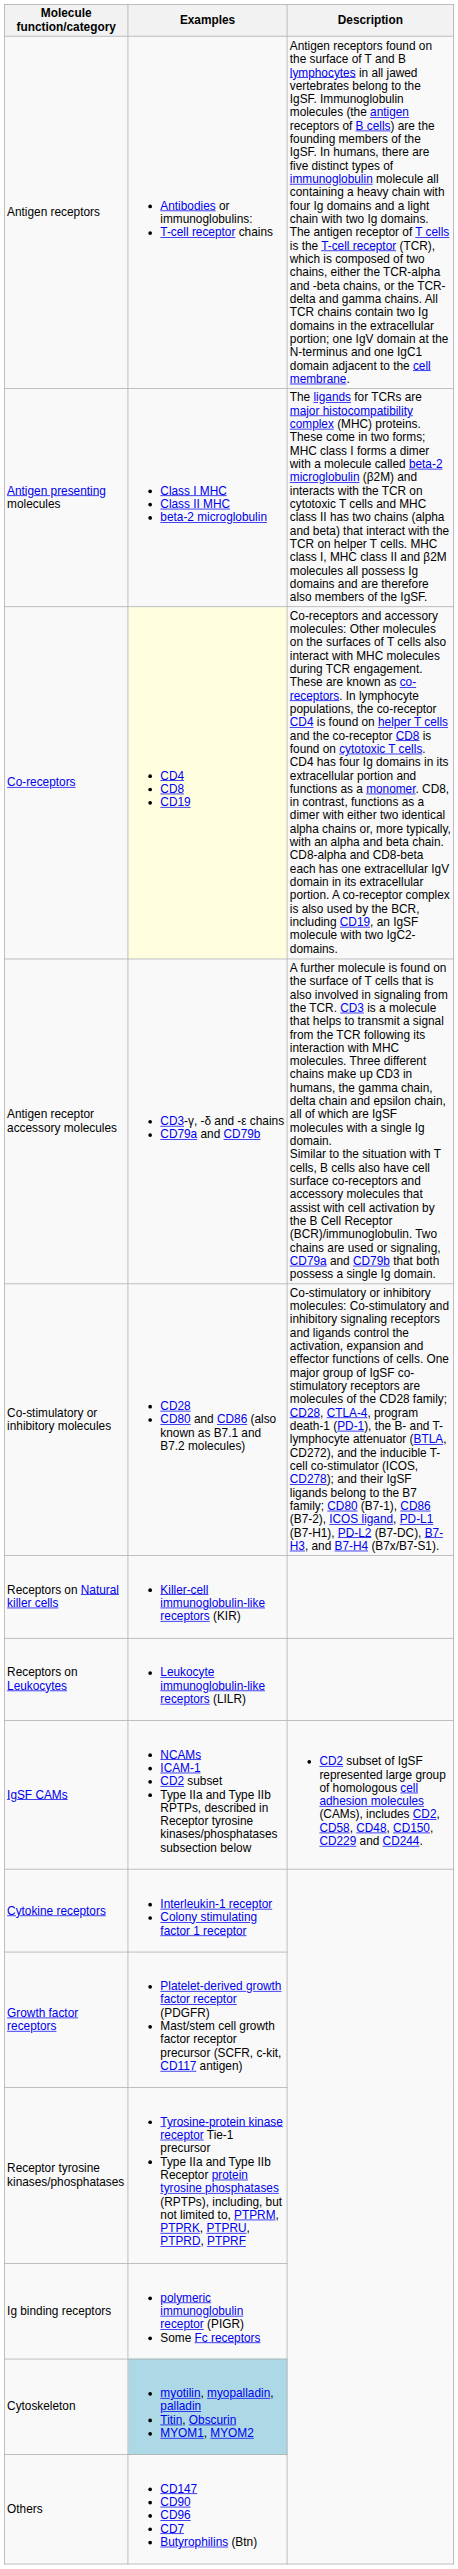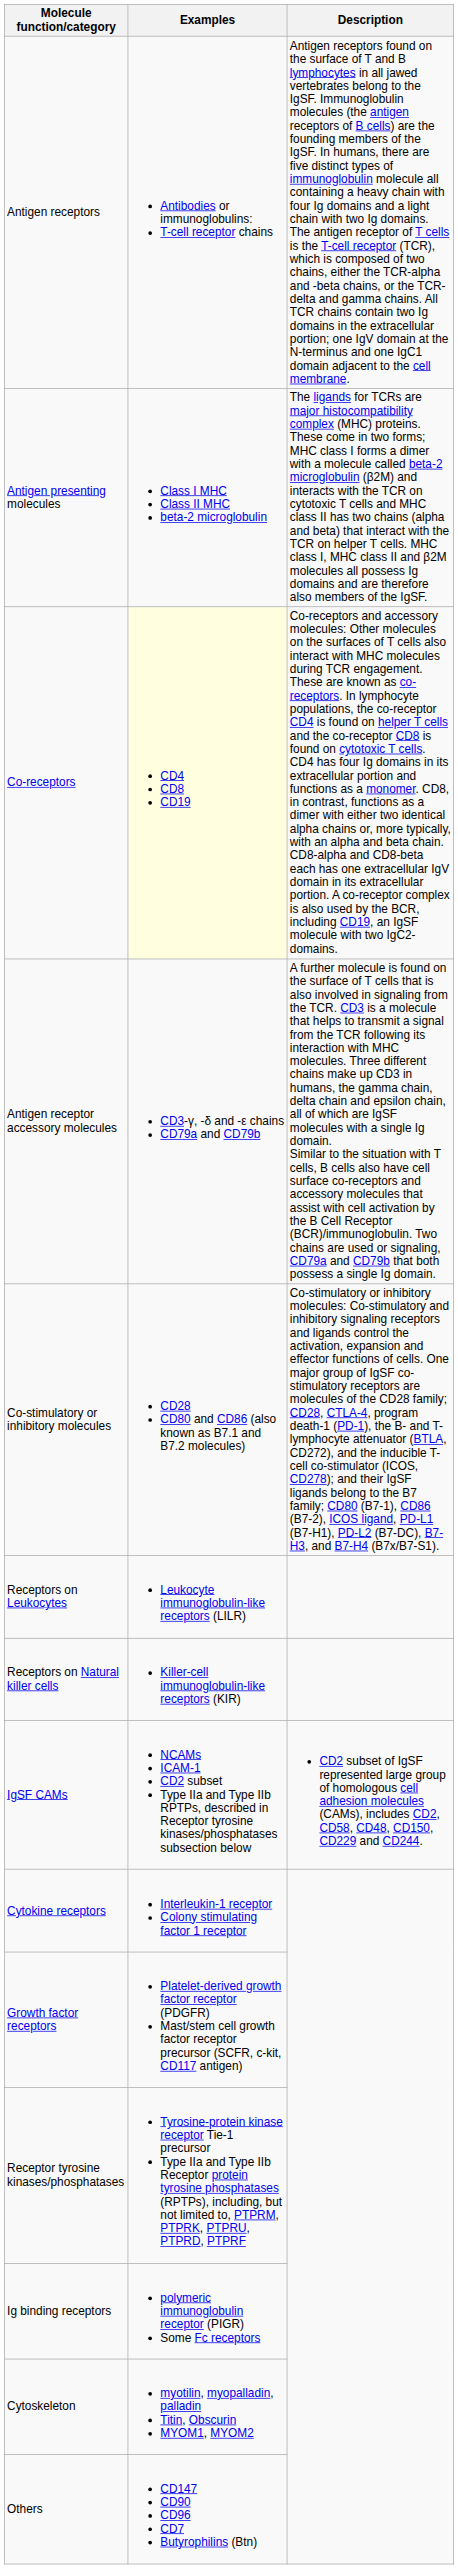rows swapped: (63, 1596) <-> (42, 1679)
(208, 2413) lightblue background -> (208, 2413) no background
